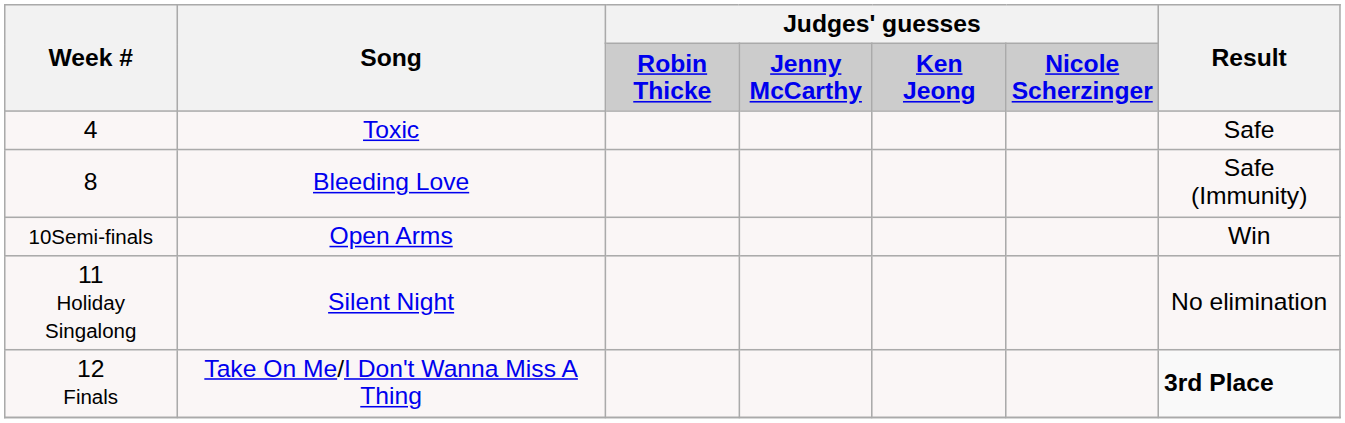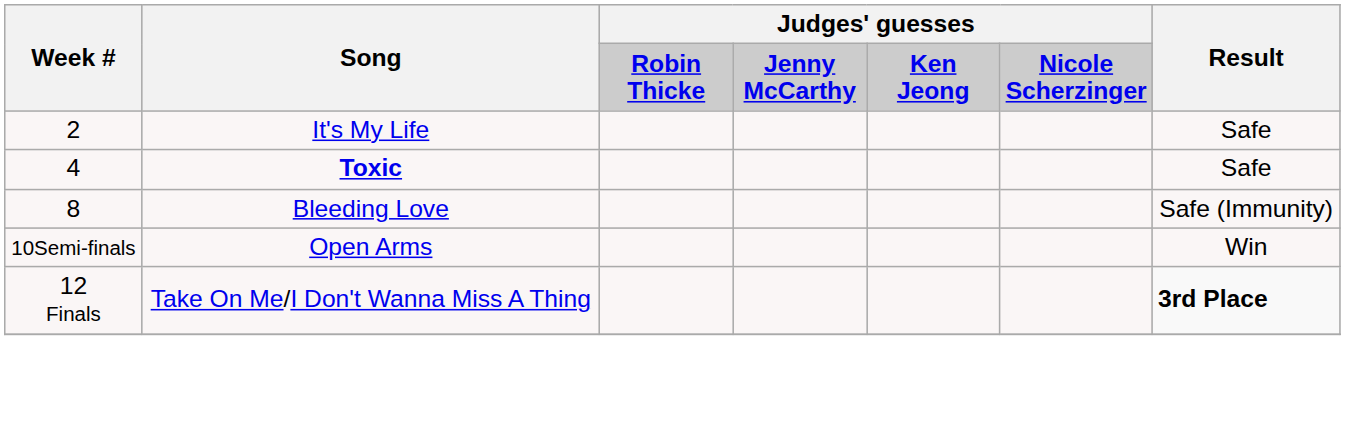+ row: (73, 129)
(391, 129) normal -> (371, 168) bold
- row: (91, 302)
